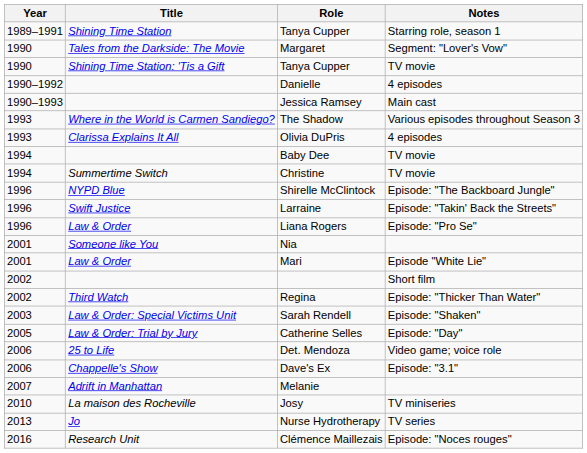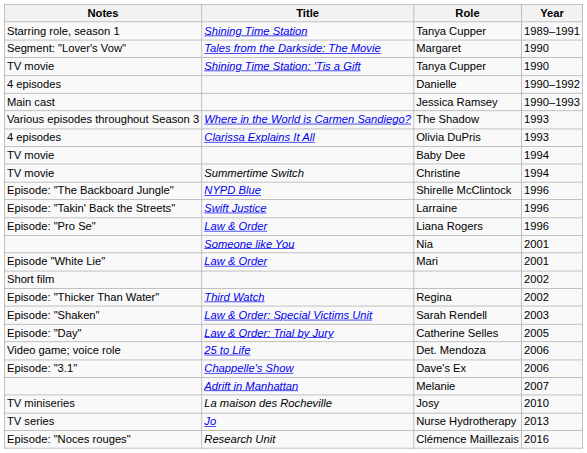columns swapped: (35, 13) <-> (484, 13)
